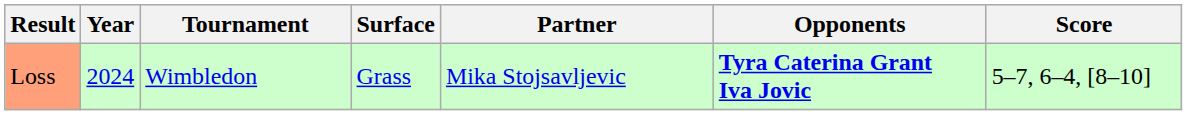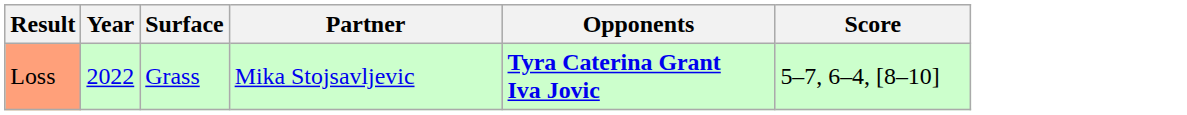- column: (245, 23)
(110, 76) 2024 -> (110, 76) 2022
